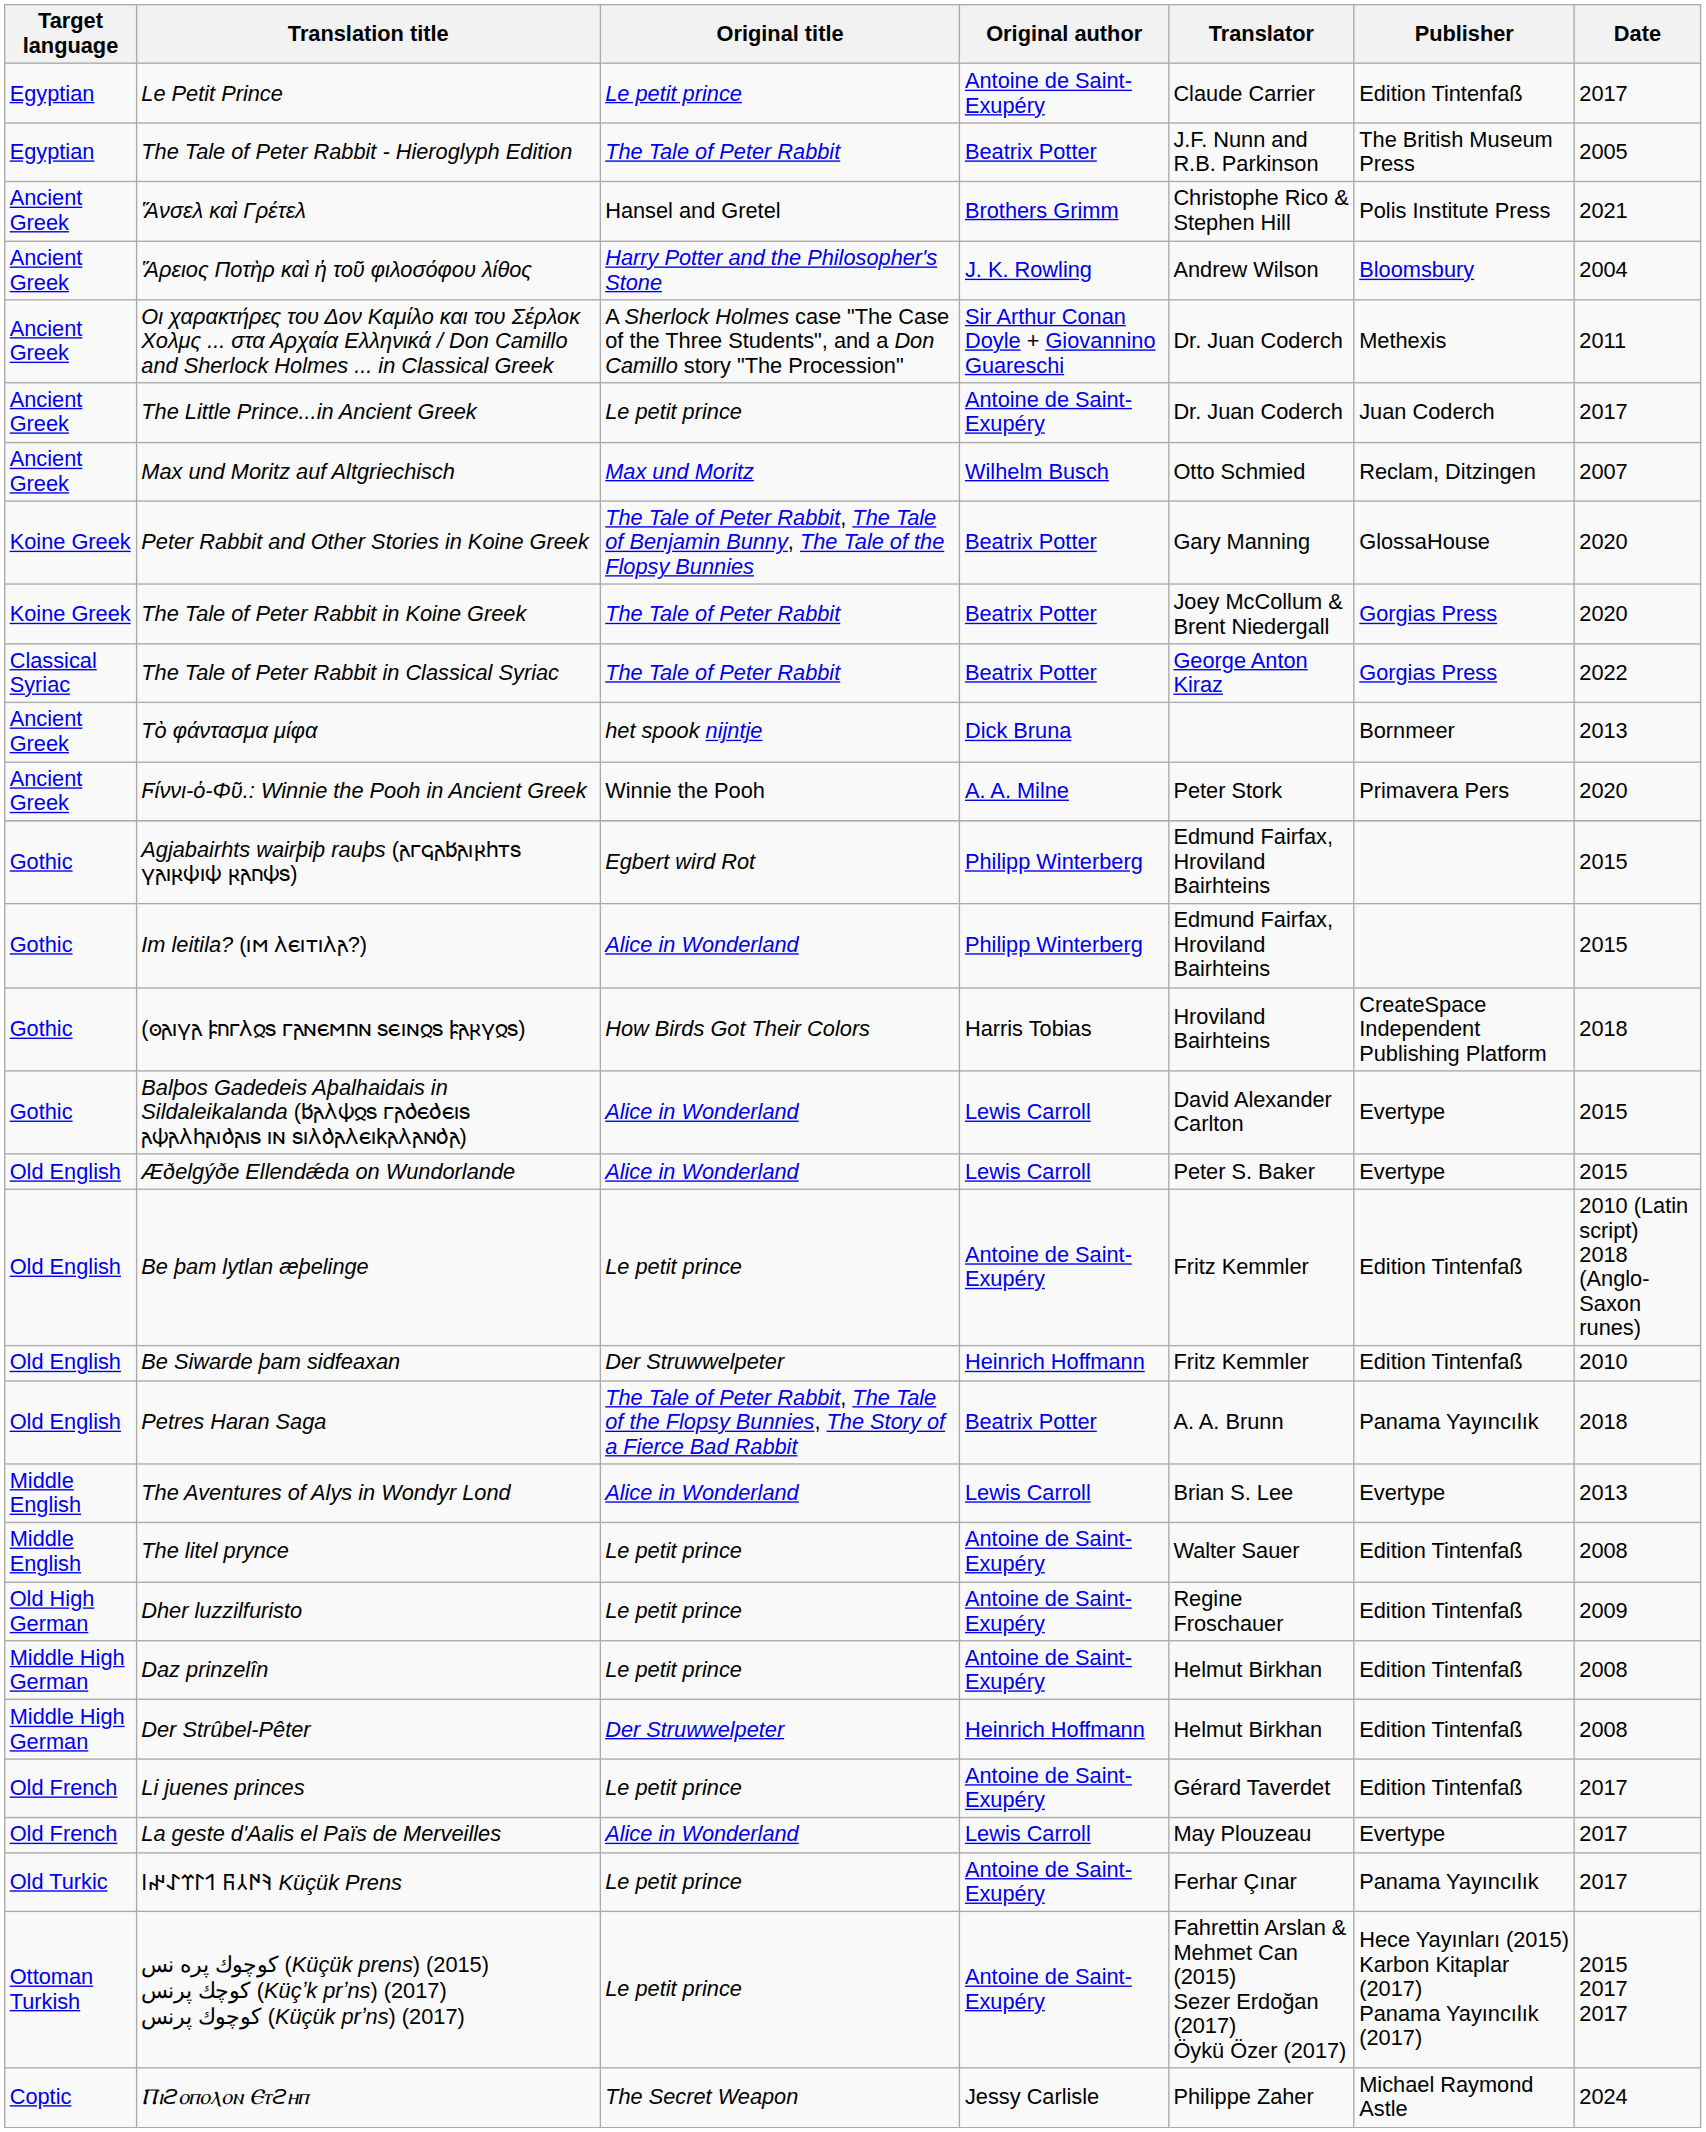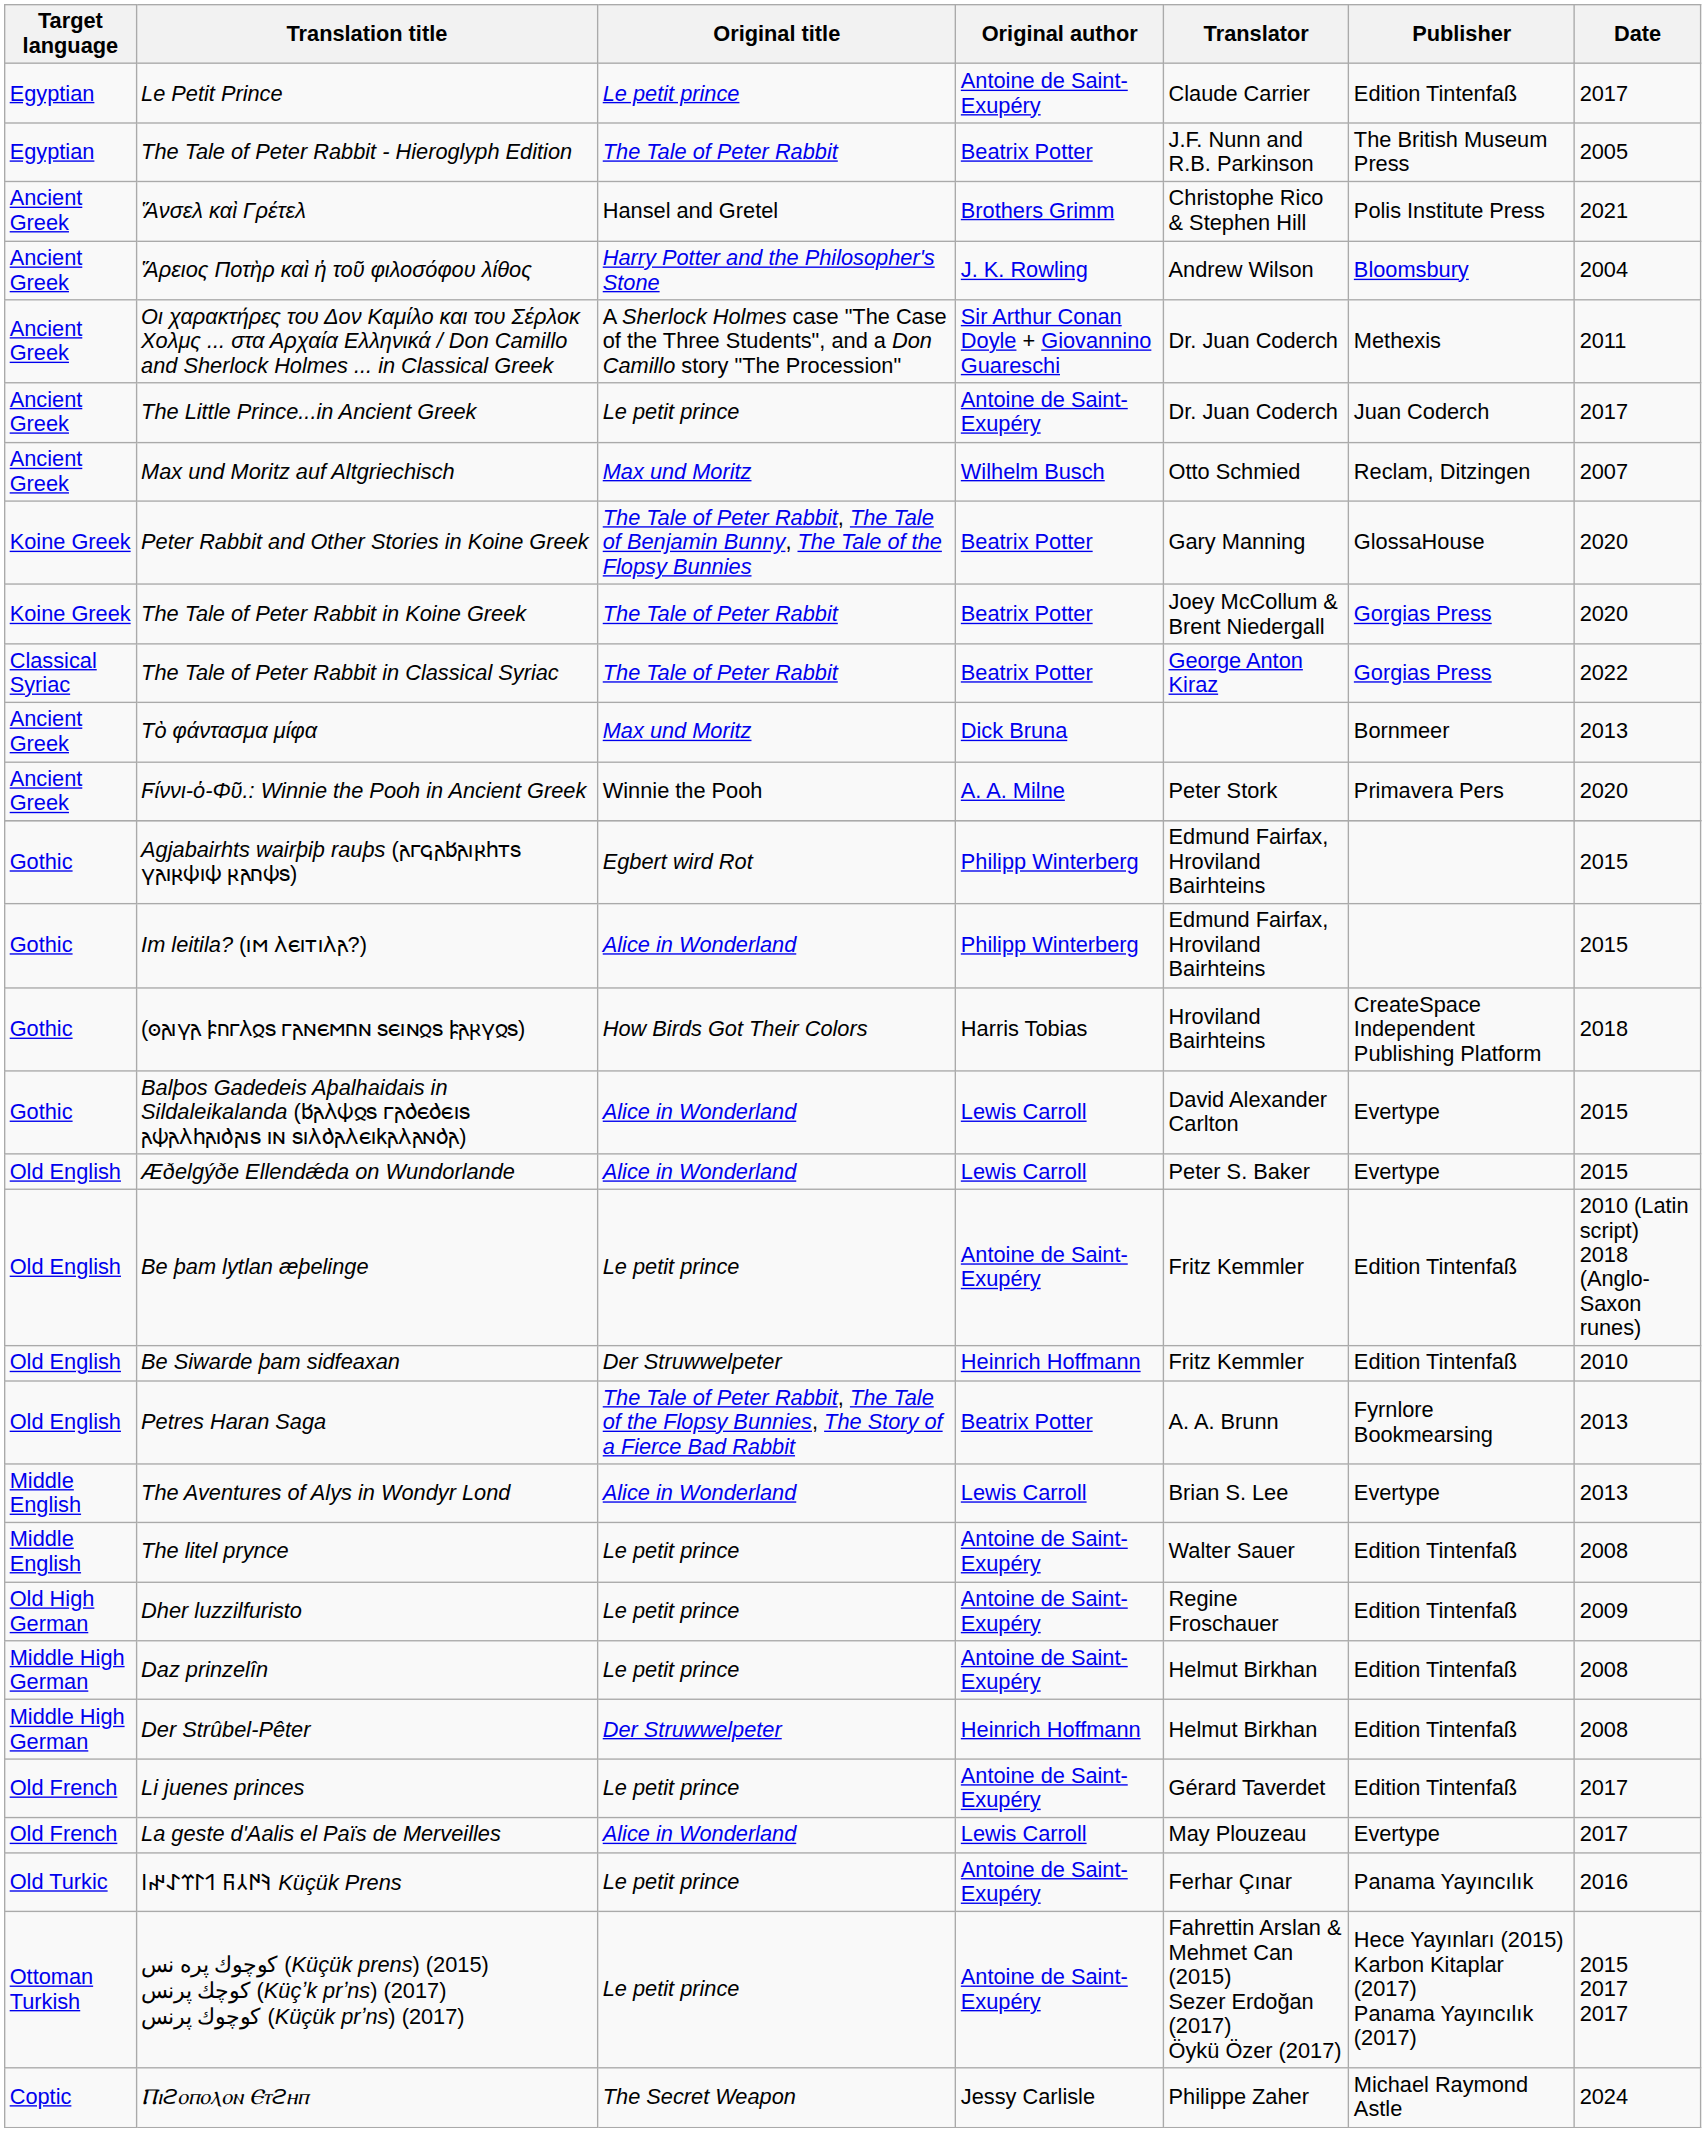(684, 731) het spook nijntje -> (677, 731) Max und Moritz
(1449, 1421) Panama Yayıncılık -> (1423, 1421) Fyrnlore Bookmearsing
(1604, 1421) 2018 -> (1604, 1421) 2013
(1604, 1881) 2017 -> (1604, 1881) 2016
